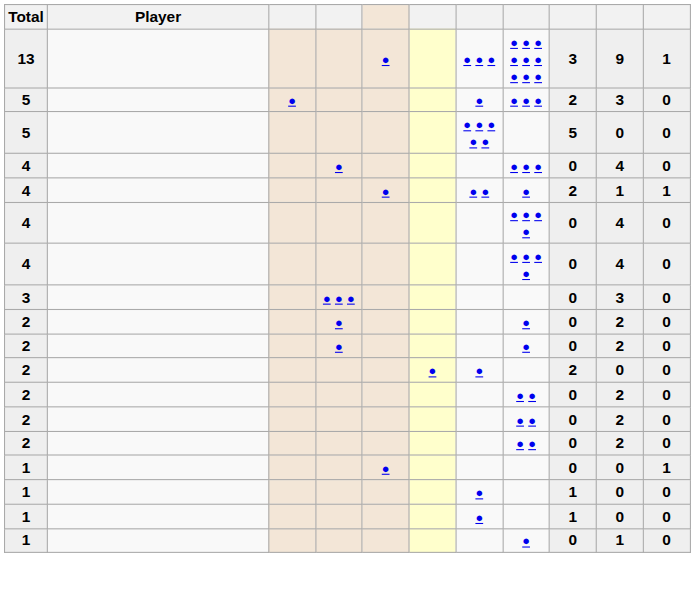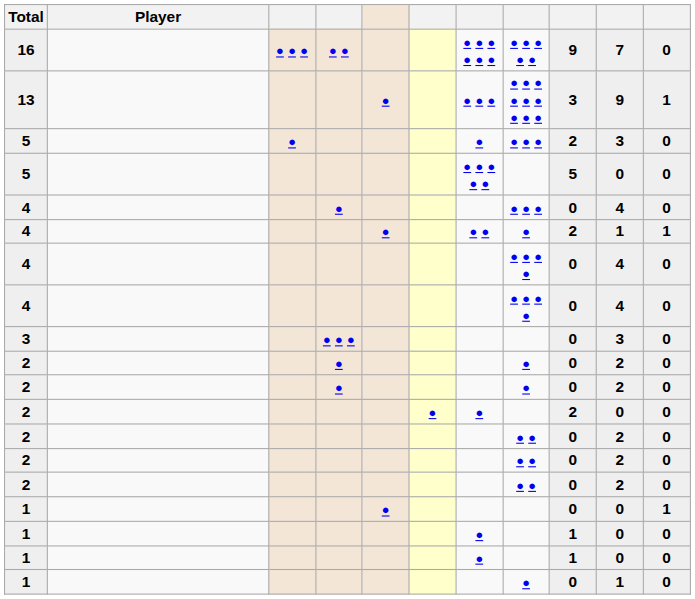+ row: (26, 50)
